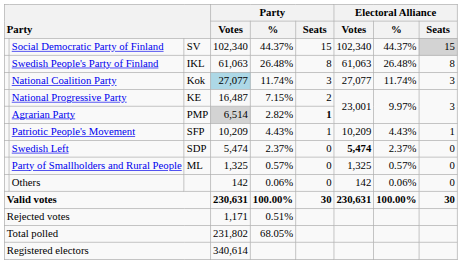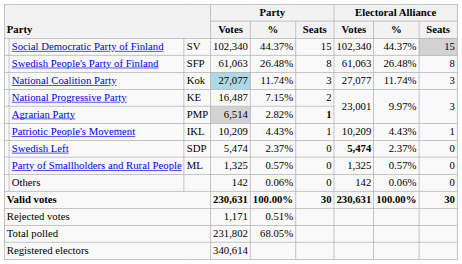(196, 64) IKL -> (196, 64) SFP
(196, 132) SFP -> (196, 132) IKL
